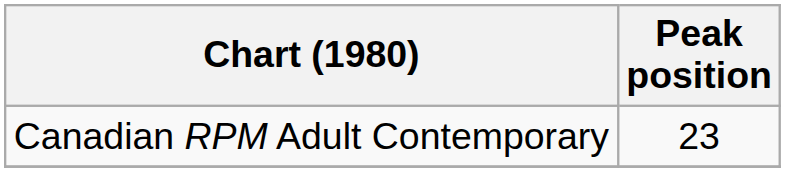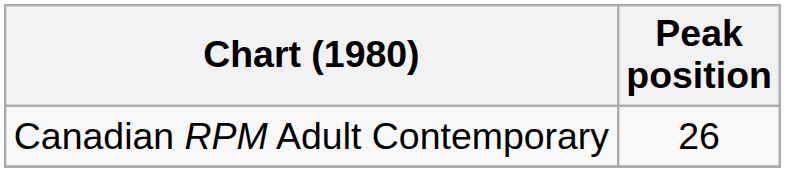(699, 135) 23 -> (699, 135) 26
